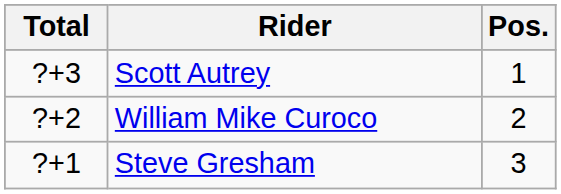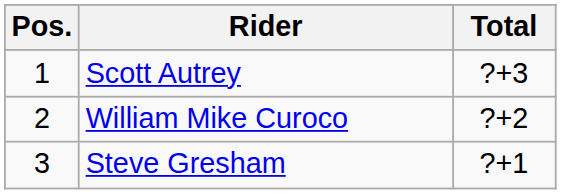columns swapped: (519, 27) <-> (57, 27)
